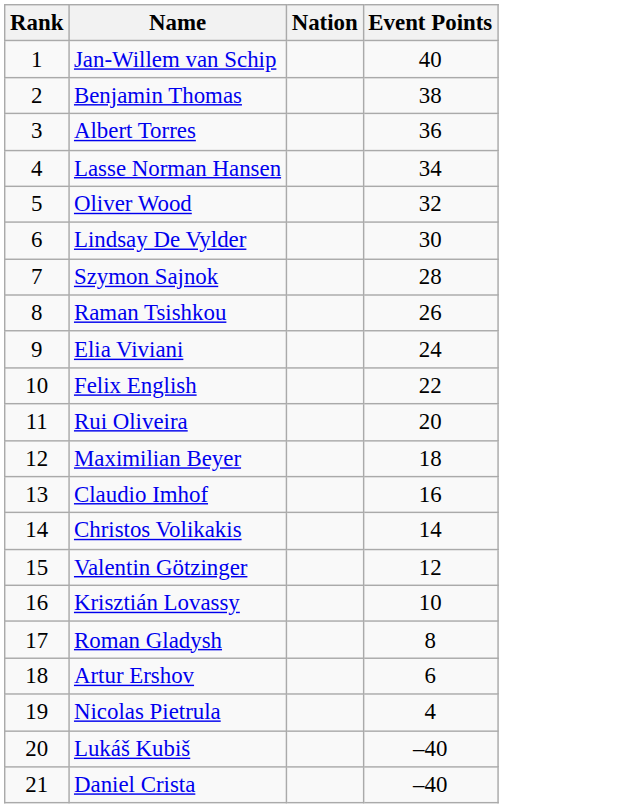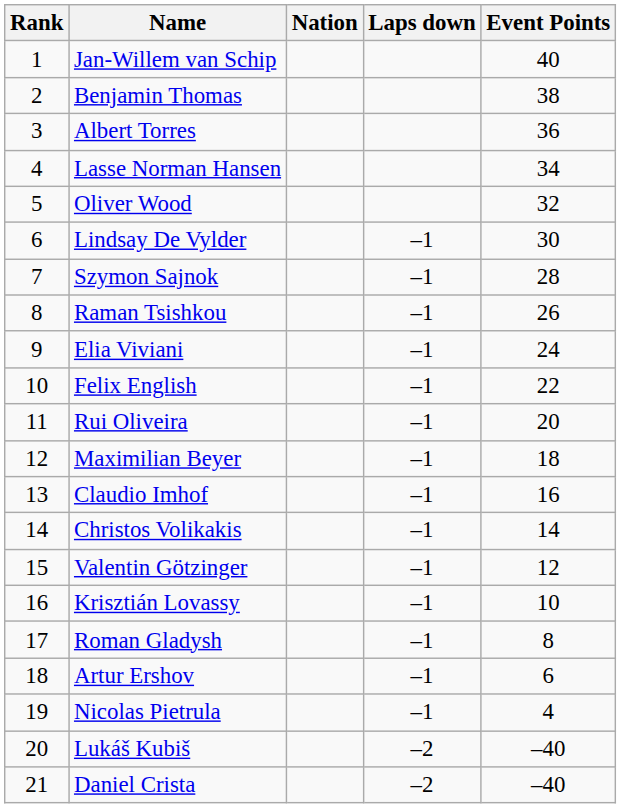+ column: (422, 22)
